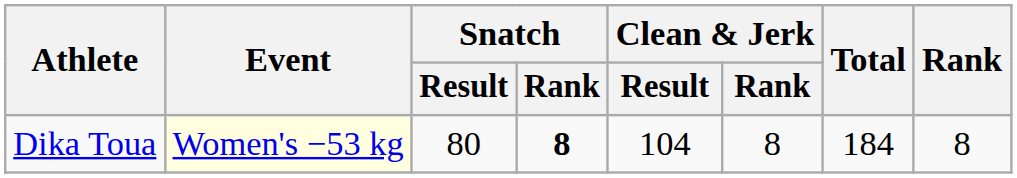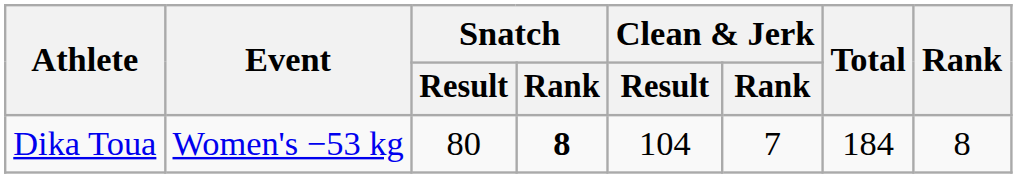(288, 143) lightyellow background -> (288, 143) no background
(772, 143) 8 -> (772, 143) 7
